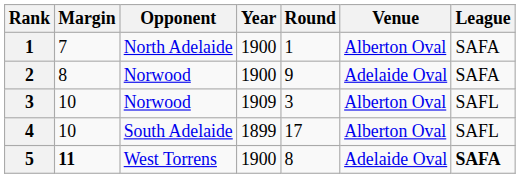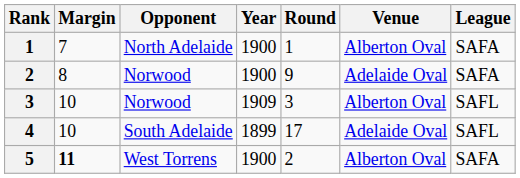(395, 131) Alberton Oval -> (396, 131) Adelaide Oval
(289, 159) 8 -> (289, 159) 2
(396, 159) Adelaide Oval -> (395, 159) Alberton Oval
(478, 159) bold -> (477, 159) normal
